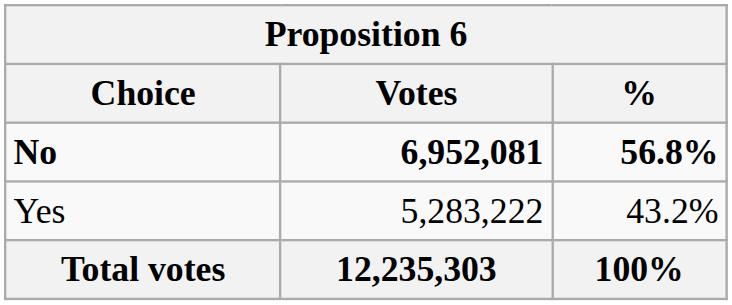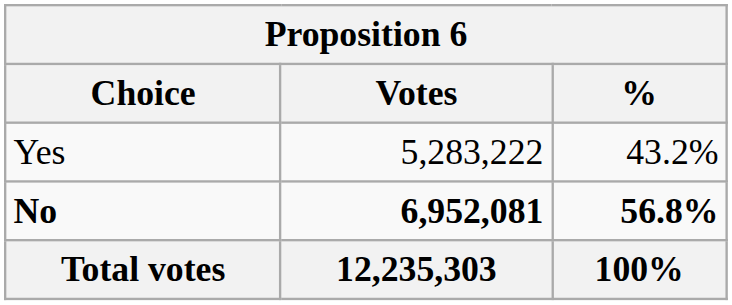rows swapped: (39, 210) <-> (35, 151)
